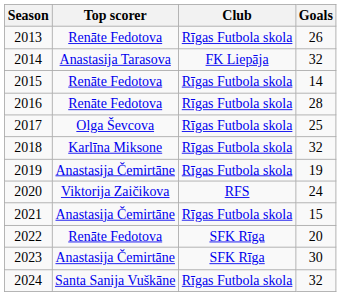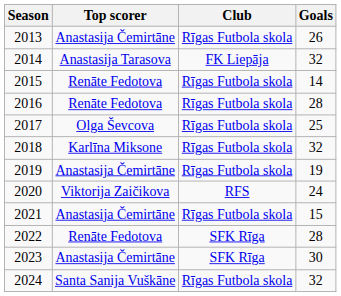(115, 37) Renāte Fedotova -> (115, 37) Anastasija Čemirtāne
(316, 236) 20 -> (316, 236) 28
